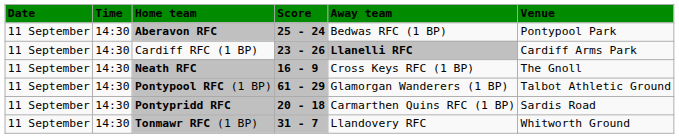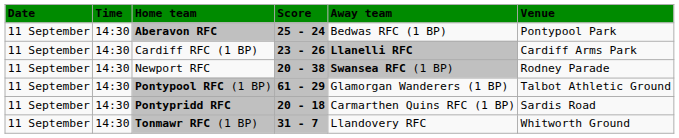- row: (166, 69)
+ row: (173, 69)
